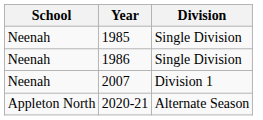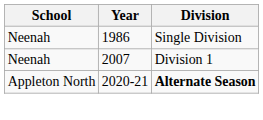- row: (116, 37)
(202, 103) normal -> (205, 81) bold
